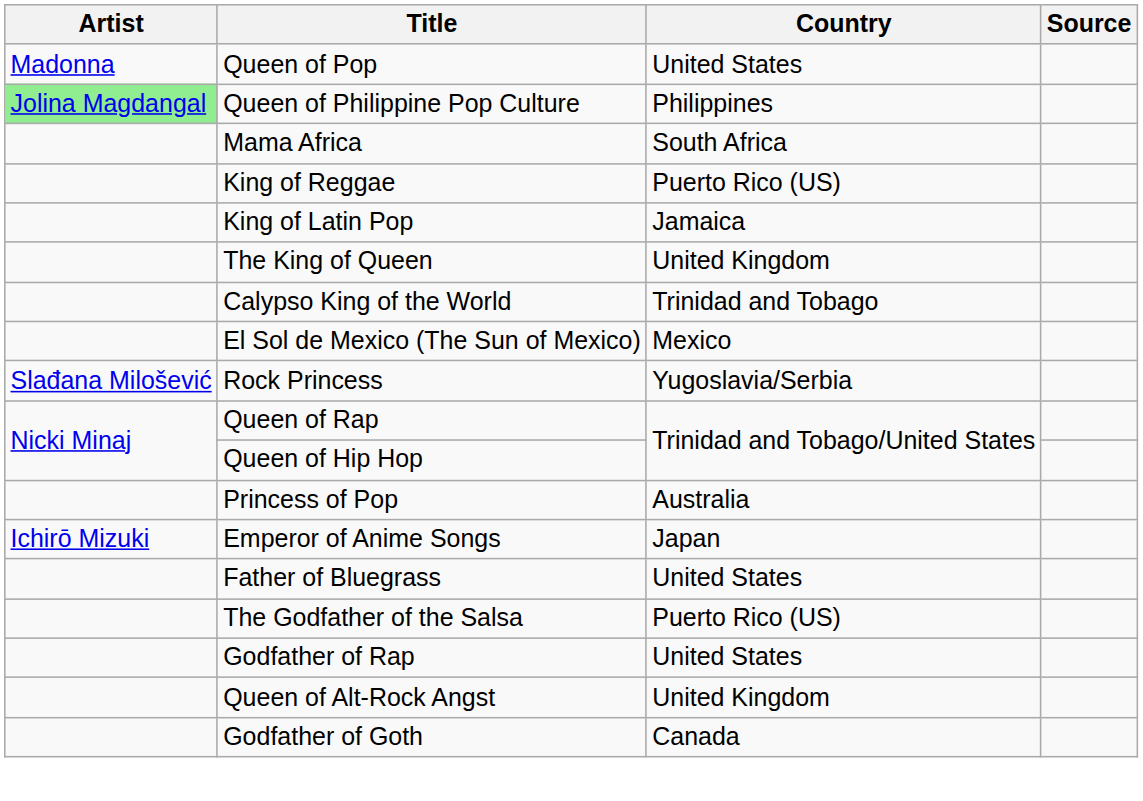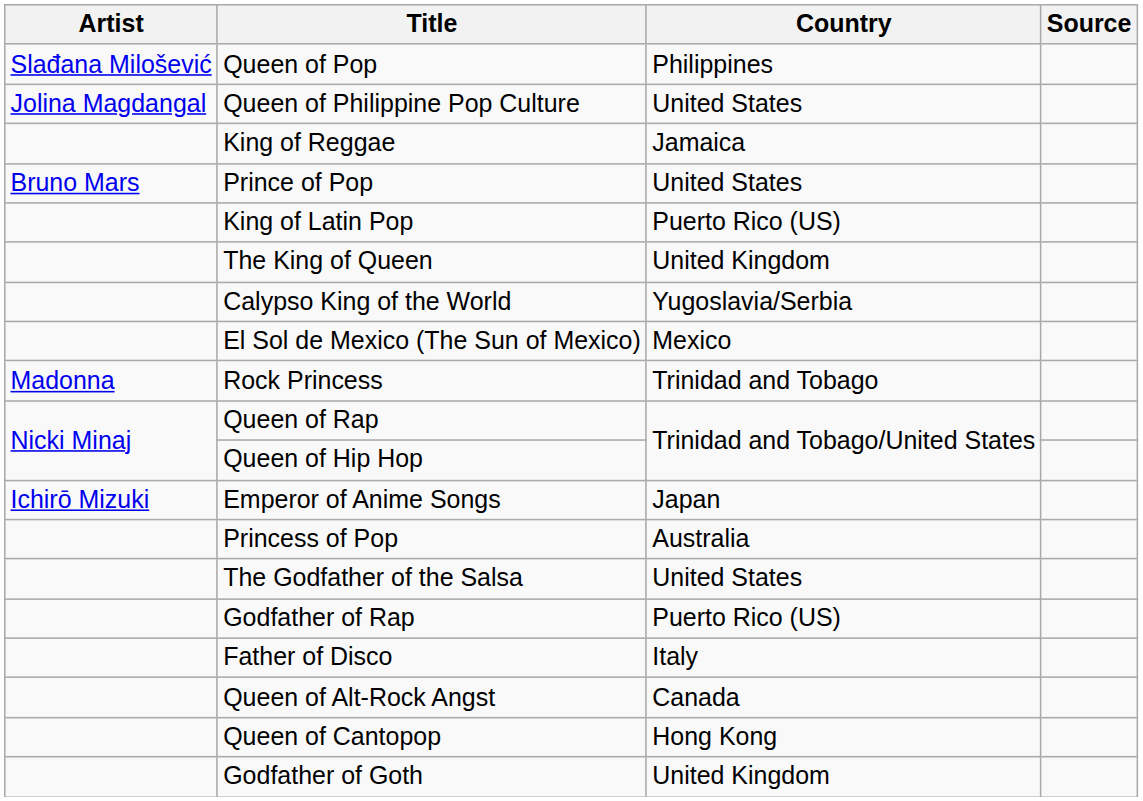(63, 63) Madonna -> (111, 63) Slađana Milošević
(727, 63) United States -> (713, 63) Philippines
(108, 103) lightgreen background -> (108, 103) no background
(713, 103) Philippines -> (727, 103) United States
- row: (293, 143)
(747, 182) Puerto Rico (US) -> (699, 143) Jamaica
+ row: (298, 182)
(699, 222) Jamaica -> (747, 222) Puerto Rico (US)
(765, 301) Trinidad and Tobago -> (752, 301) Yugoslavia/Serbia
(111, 380) Slađana Milošević -> (63, 380) Madonna
(752, 380) Yugoslavia/Serbia -> (765, 380) Trinidad and Tobago
rows swapped: (311, 499) <-> (362, 538)
- row: (332, 578)
(747, 618) Puerto Rico (US) -> (727, 578) United States
(727, 657) United States -> (747, 618) Puerto Rico (US)
+ row: (308, 657)
(741, 697) United Kingdom -> (696, 697) Canada
+ row: (332, 736)
(696, 736) Canada -> (741, 776) United Kingdom
